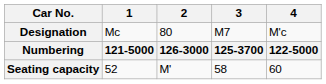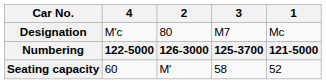columns swapped: (129, 13) <-> (294, 13)
